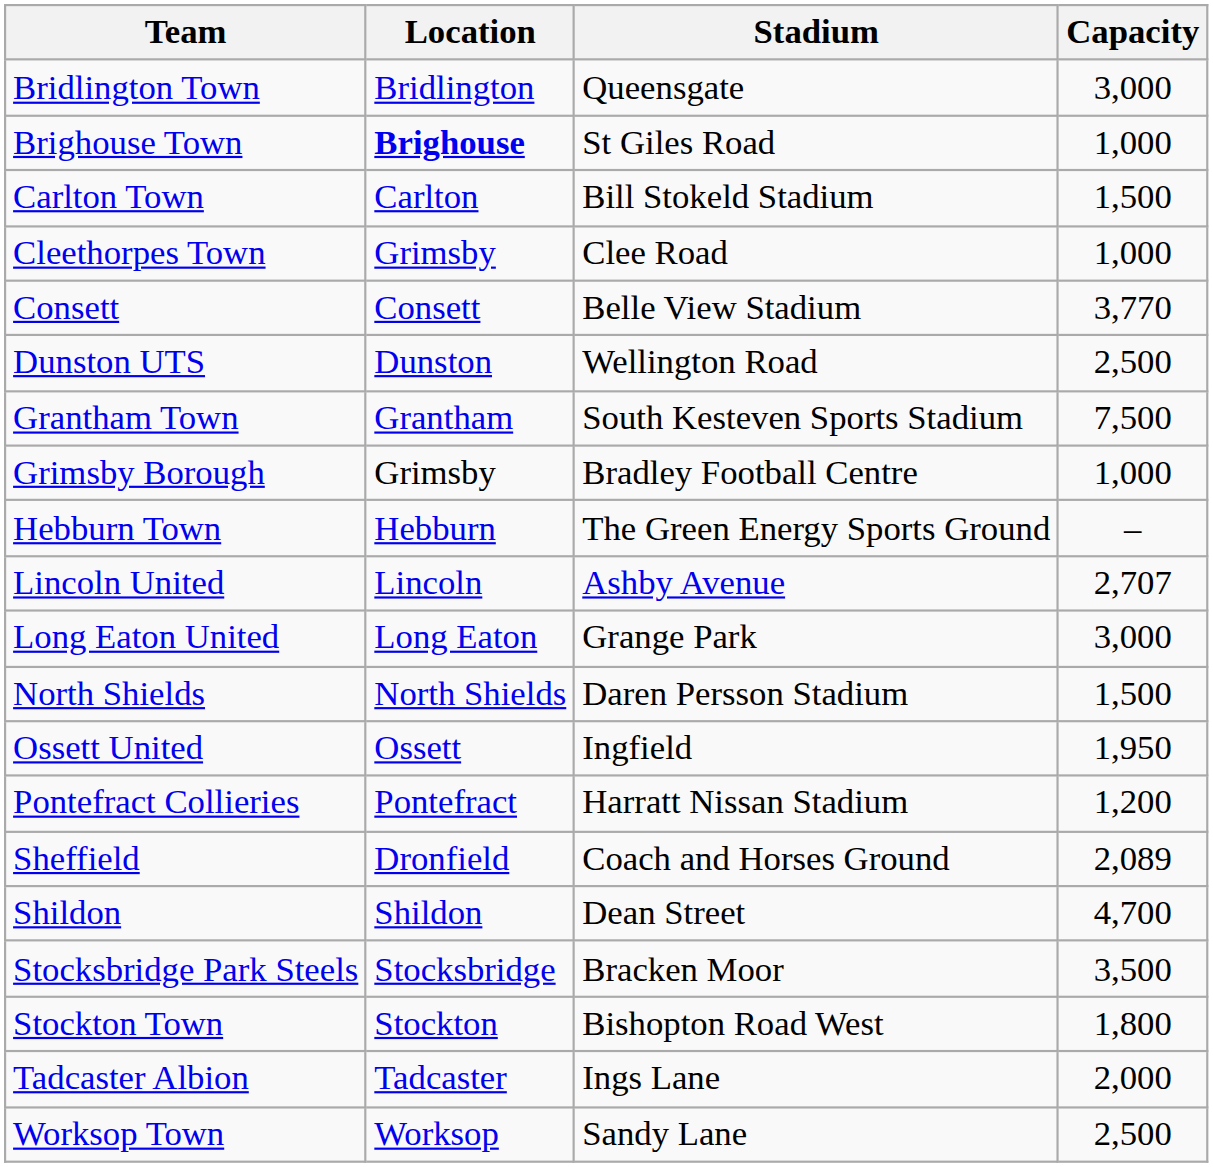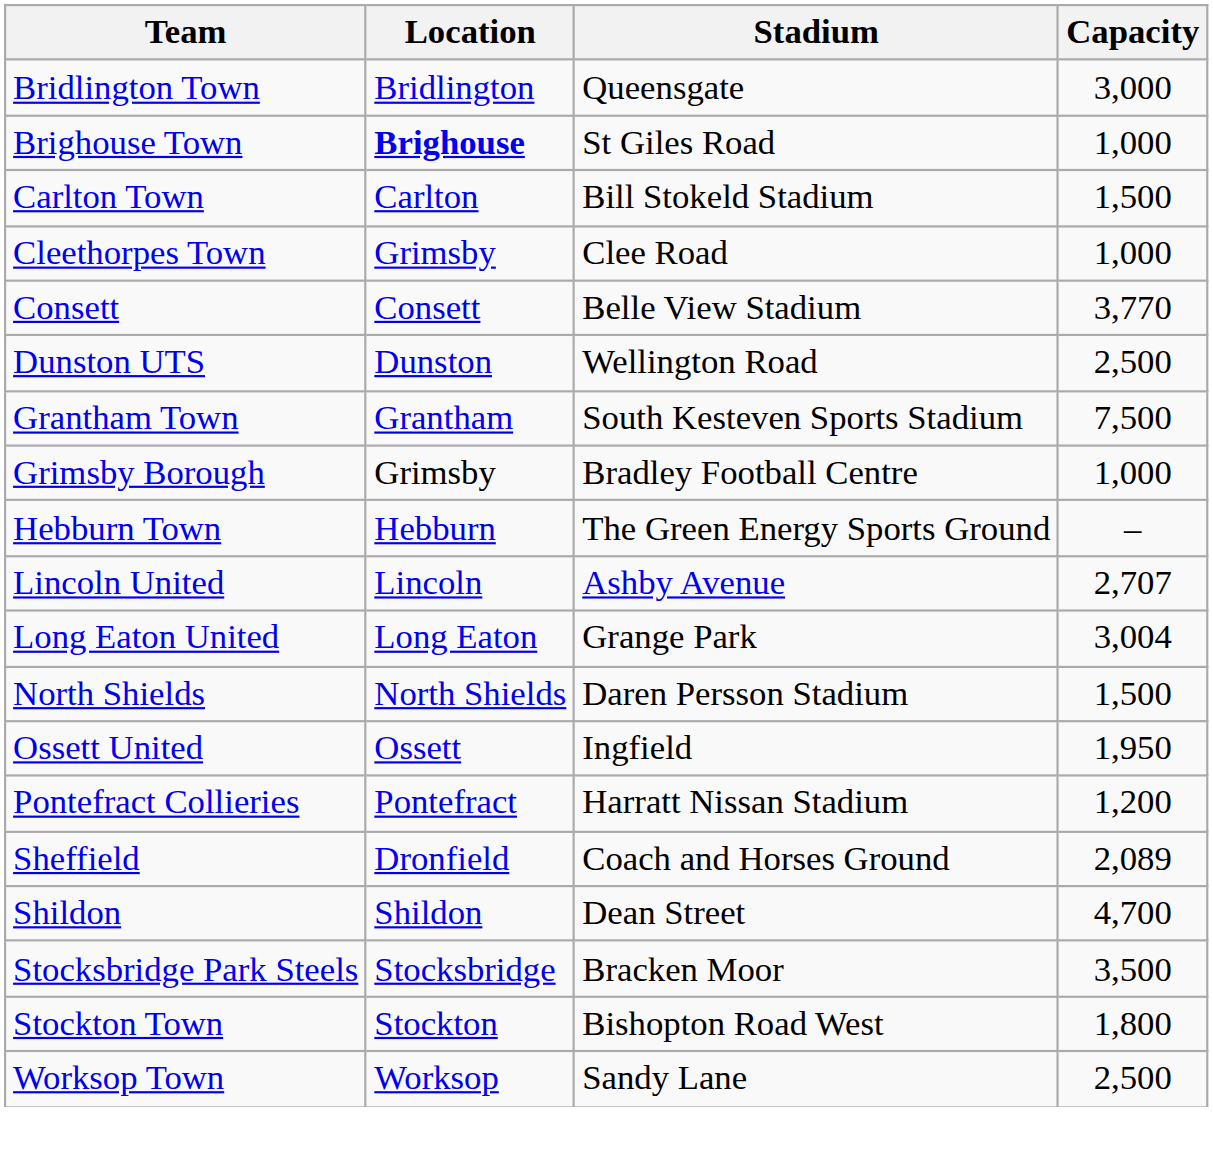(1133, 637) 3,000 -> (1133, 637) 3,004
- row: (131, 1078)
